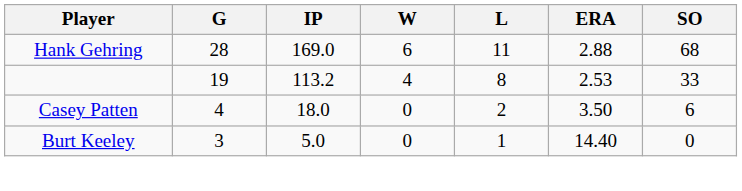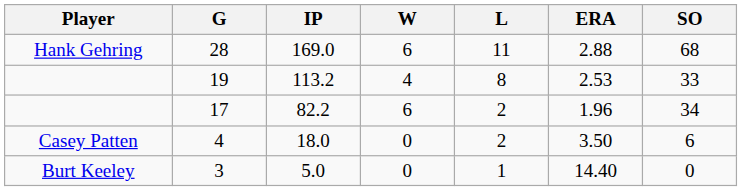+ row: (219, 110)
